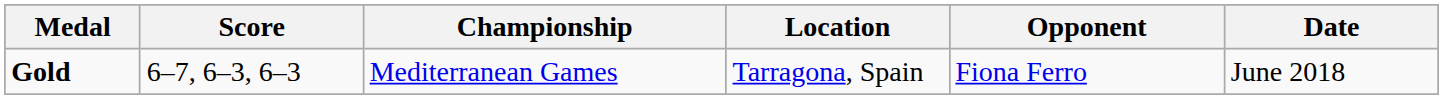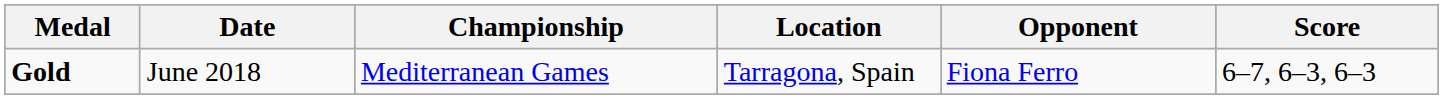columns swapped: (1331, 26) <-> (252, 26)
